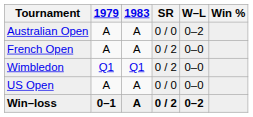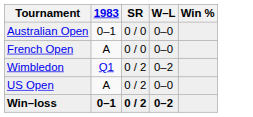- column: (106, 13)
(137, 31) A -> (106, 31) 0–1
(194, 31) 0–2 -> (164, 31) 0–0
(166, 49) 0 / 2 -> (135, 49) 0 / 0
(194, 67) 0–0 -> (164, 67) 0–2
(166, 85) 0 / 0 -> (135, 85) 0 / 2
(137, 103) A -> (106, 103) 0–1
